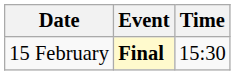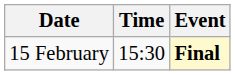columns swapped: (202, 20) <-> (144, 20)
